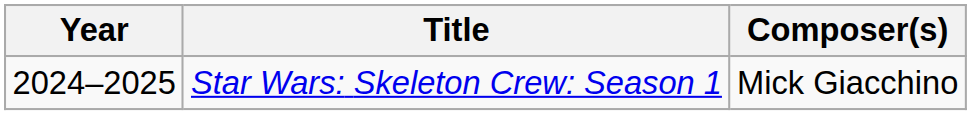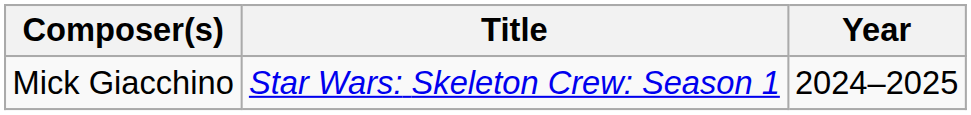columns swapped: (94, 30) <-> (848, 30)
